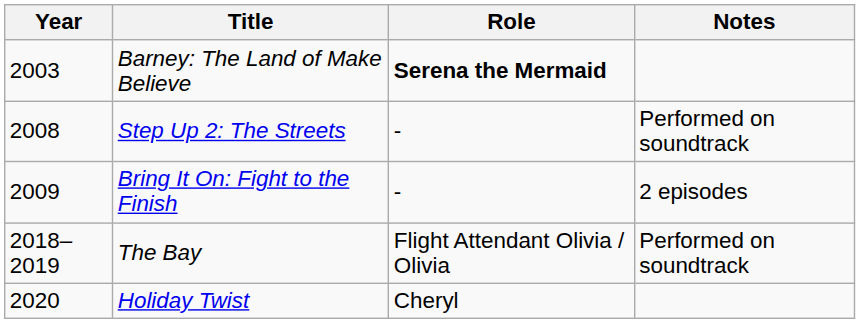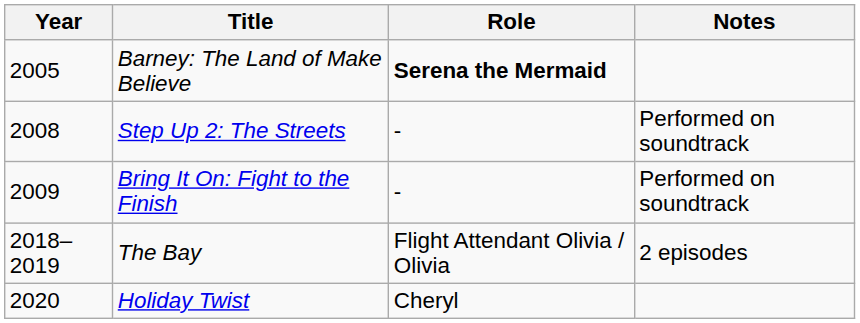(35, 70) 2003 -> (35, 70) 2005
(693, 191) 2 episodes -> (707, 191) Performed on soundtrack
(707, 252) Performed on soundtrack -> (693, 252) 2 episodes
